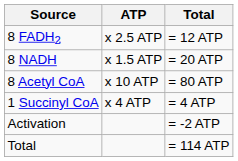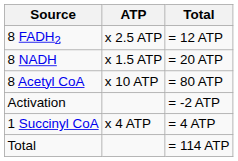rows swapped: (53, 103) <-> (37, 124)
